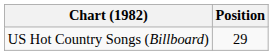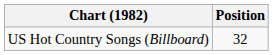(240, 38) 29 -> (240, 38) 32
